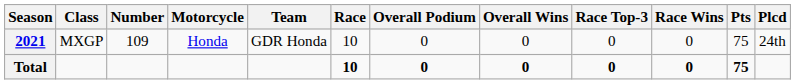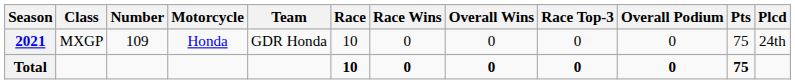columns swapped: (689, 16) <-> (424, 16)
